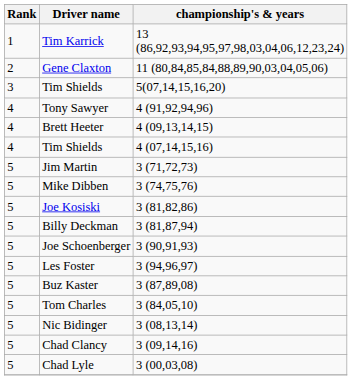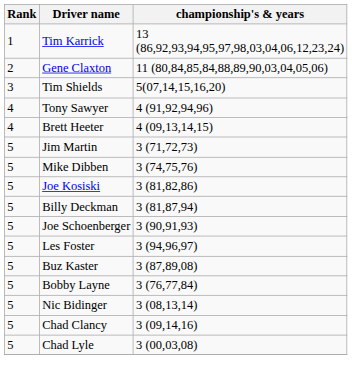- row: (72, 147)
- row: (74, 305)
+ row: (76, 285)
